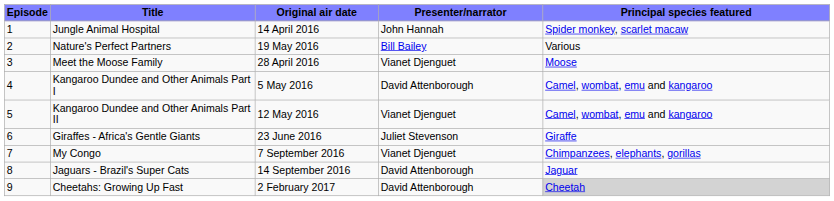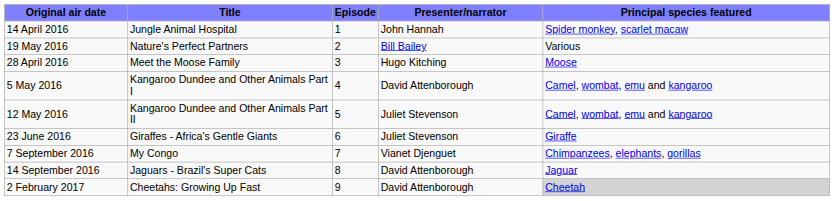columns swapped: (27, 12) <-> (317, 12)
(418, 63) Vianet Djenguet -> (414, 63) Hugo Kitching
(418, 114) Vianet Djenguet -> (419, 114) Juliet Stevenson
